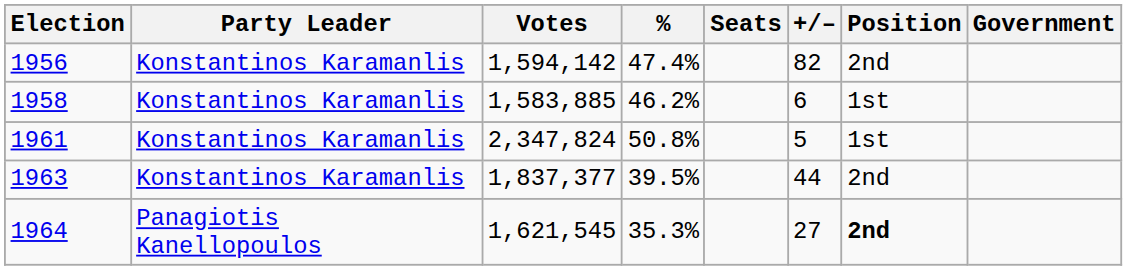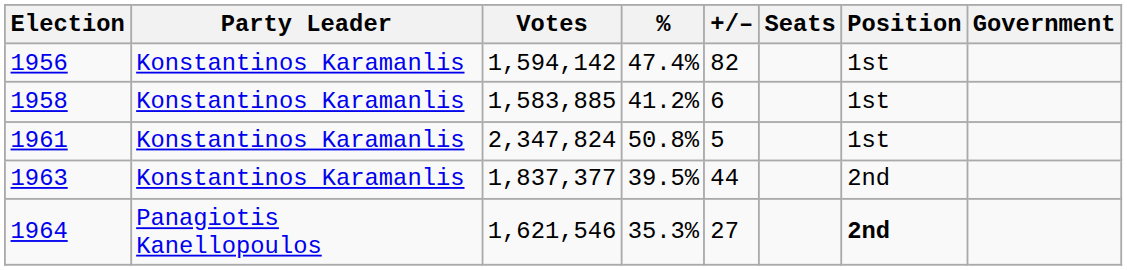columns swapped: (746, 24) <-> (814, 24)
(869, 63) 2nd -> (869, 63) 1st
(663, 102) 46.2% -> (663, 102) 41.2%
(552, 232) 1,621,545 -> (552, 232) 1,621,546
